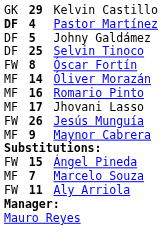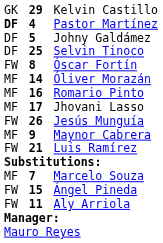+ row: (95, 149)
rows swapped: (95, 162) <-> (99, 176)
